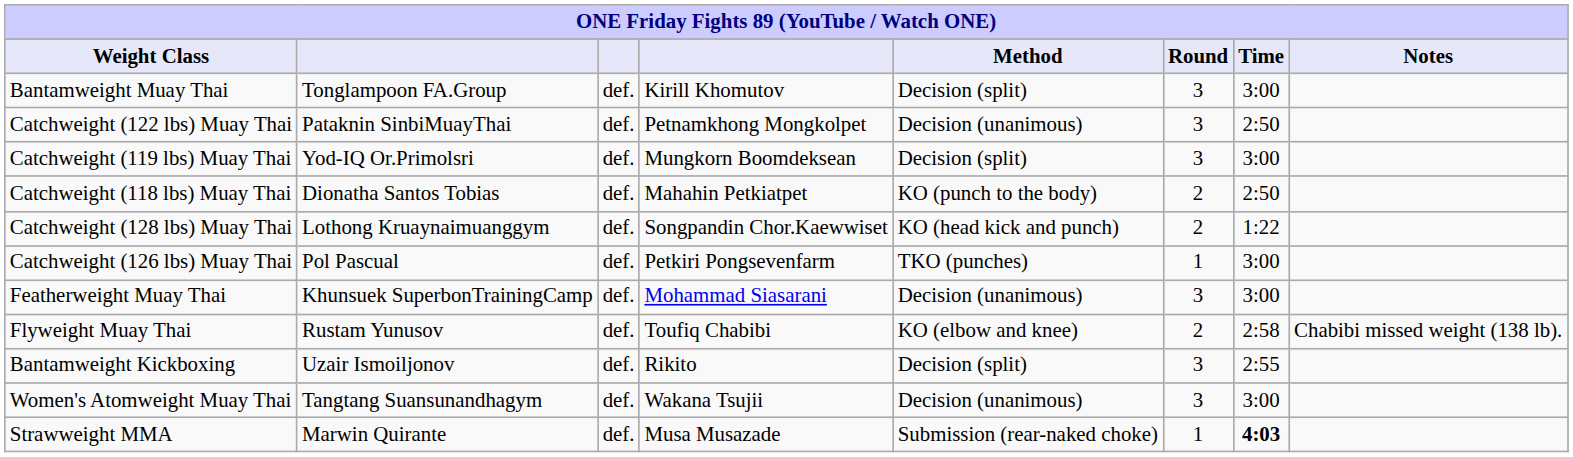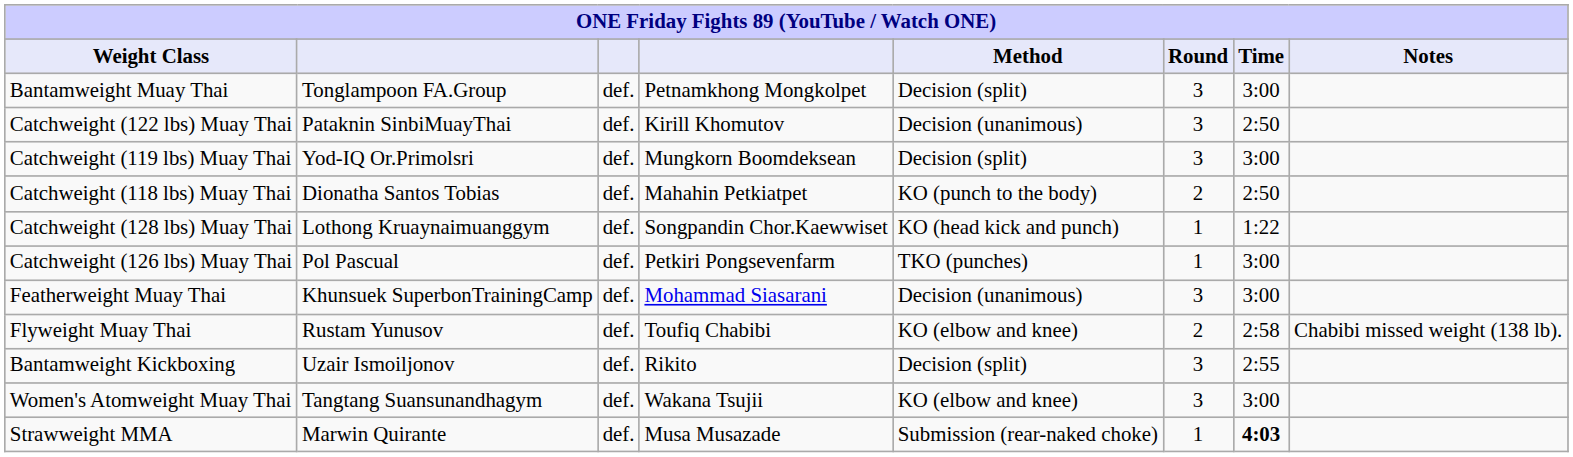(714, 90) Kirill Khomutov -> (755, 90) Petnamkhong Mongkolpet
(755, 124) Petnamkhong Mongkolpet -> (714, 124) Kirill Khomutov
(1198, 227) 2 -> (1198, 227) 1
(990, 399) Decision (unanimous) -> (988, 399) KO (elbow and knee)
